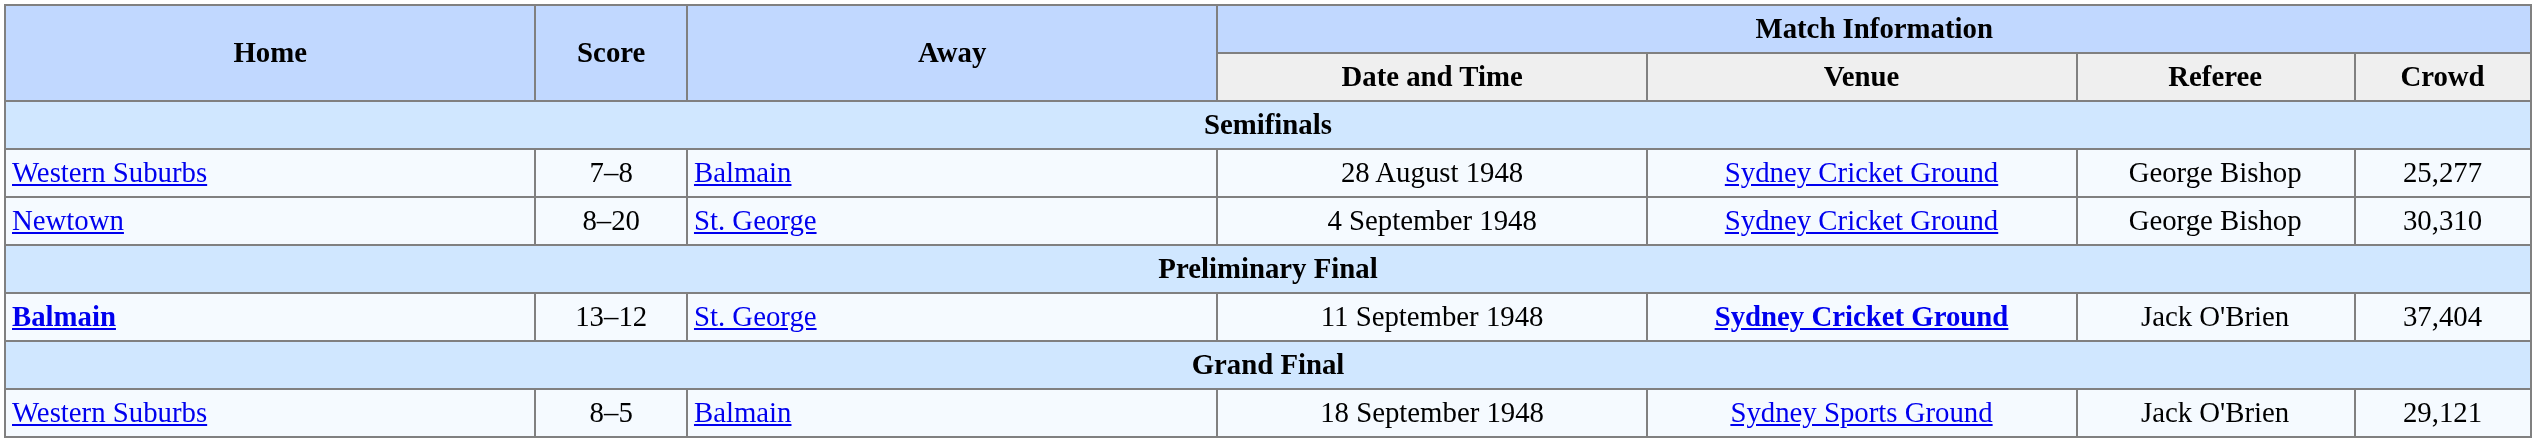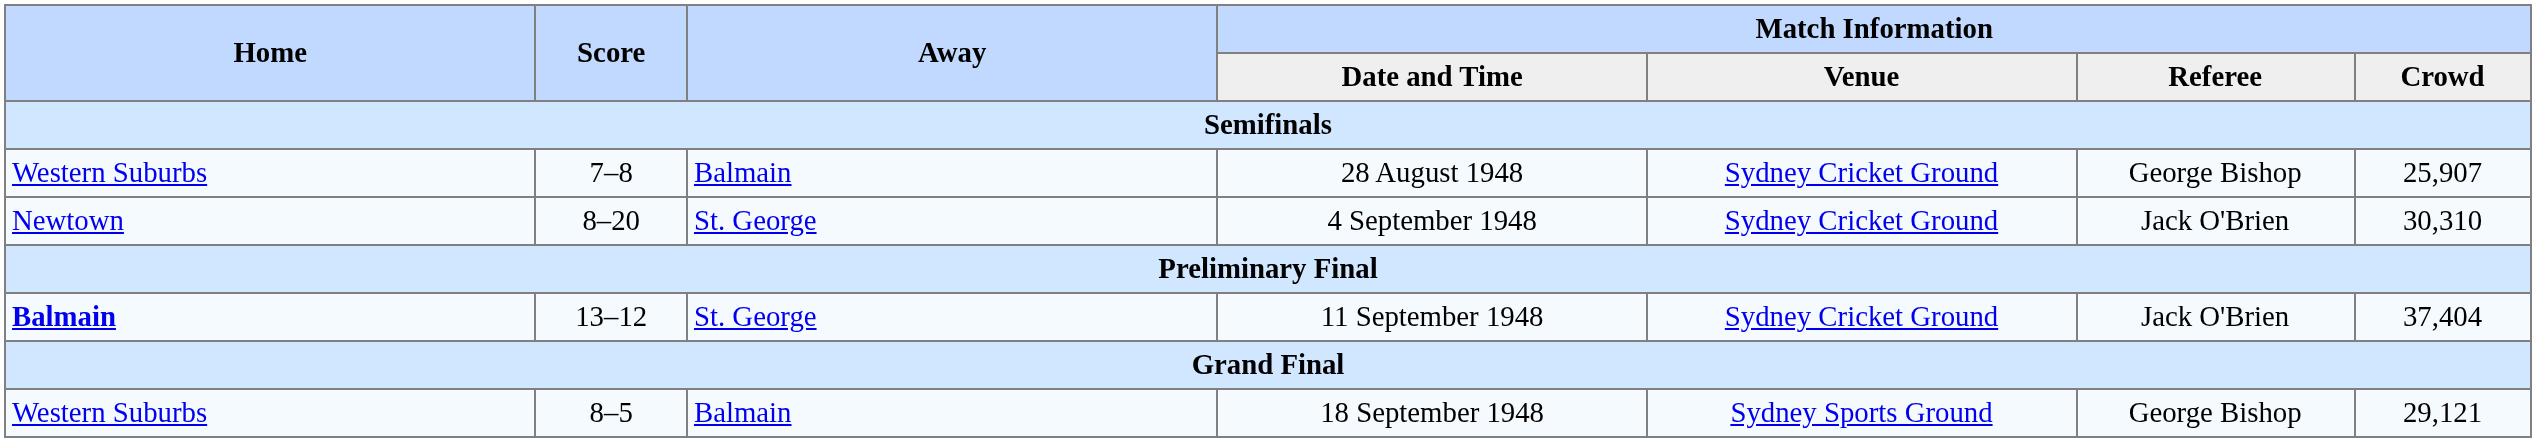(2443, 172) 25,277 -> (2443, 172) 25,907
(2215, 220) George Bishop -> (2215, 220) Jack O'Brien
(1862, 316) bold -> (1862, 316) normal
(2215, 412) Jack O'Brien -> (2215, 412) George Bishop
